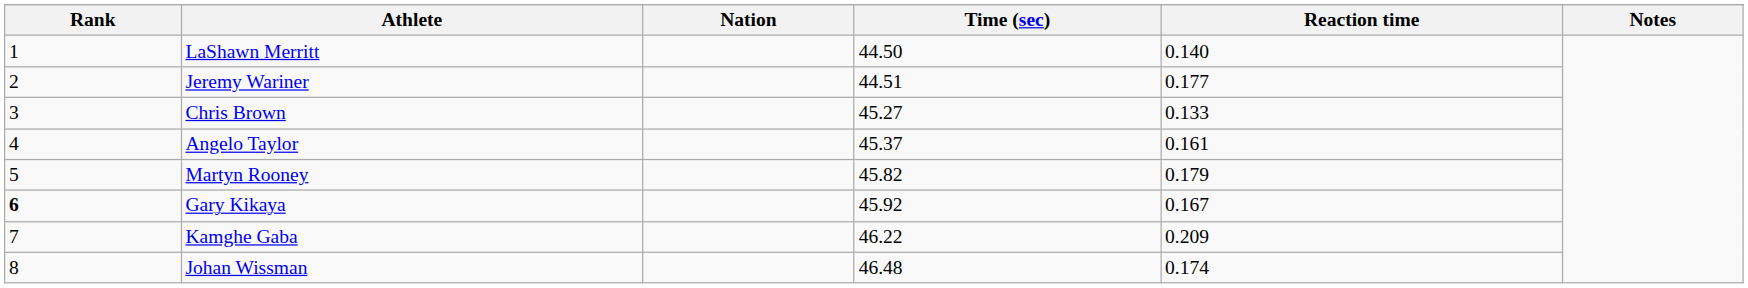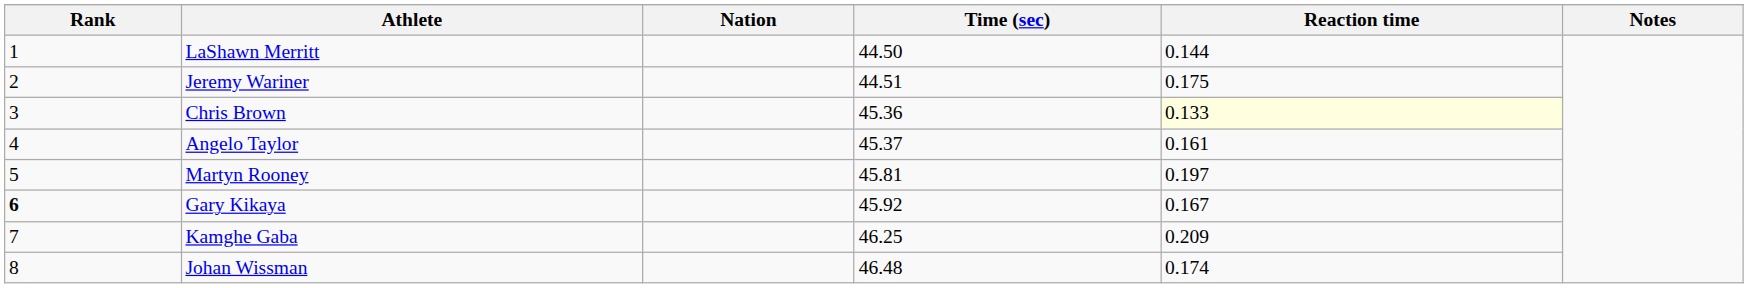(1187, 50) 0.140 -> (1187, 50) 0.144
(1187, 81) 0.177 -> (1187, 81) 0.175
(881, 112) 45.27 -> (881, 112) 45.36
(1187, 112) no background -> (1187, 112) lightyellow background
(881, 174) 45.82 -> (881, 174) 45.81
(1187, 174) 0.179 -> (1187, 174) 0.197
(881, 236) 46.22 -> (881, 236) 46.25
